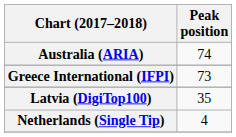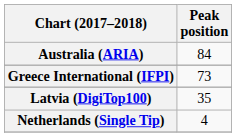(204, 53) 74 -> (204, 53) 84
